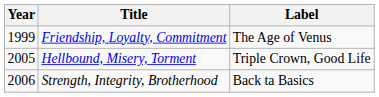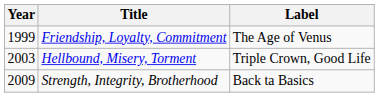(21, 59) 2005 -> (21, 59) 2003
(21, 80) 2006 -> (21, 80) 2009
